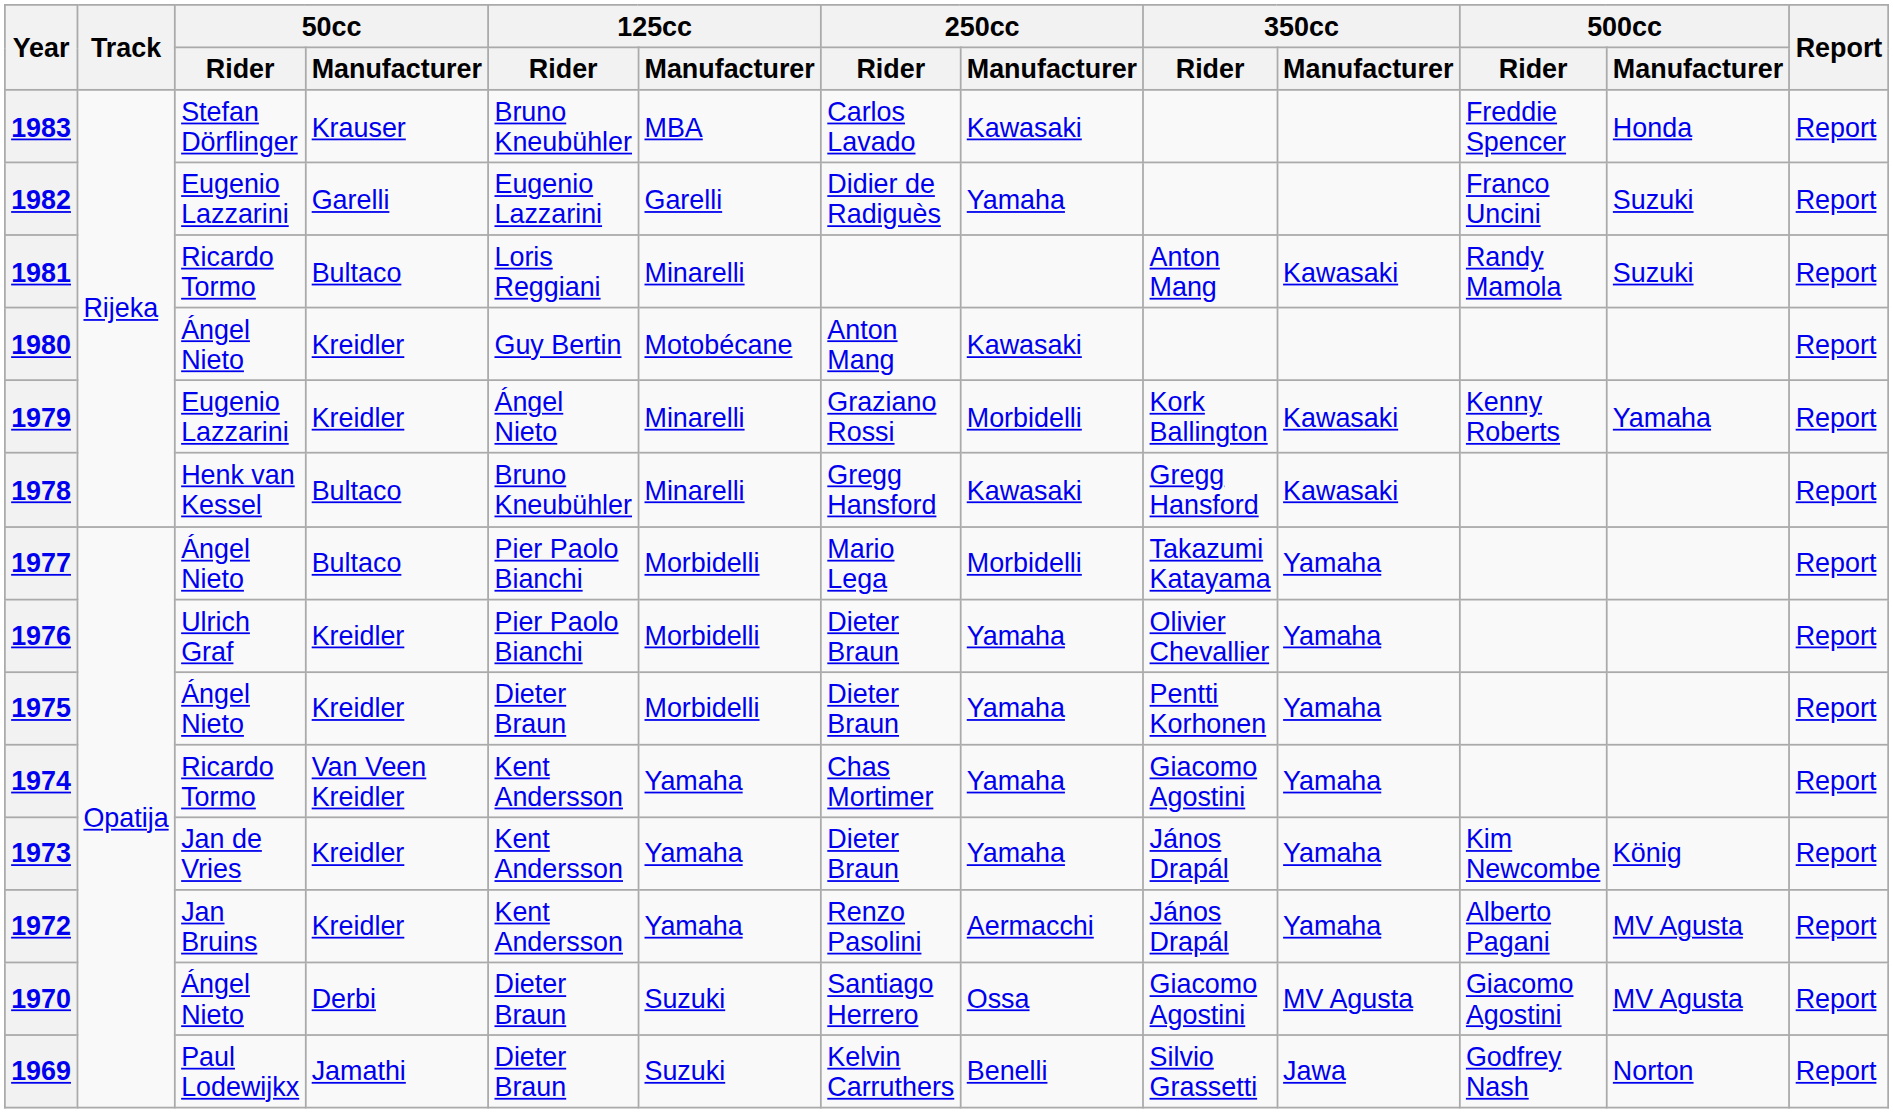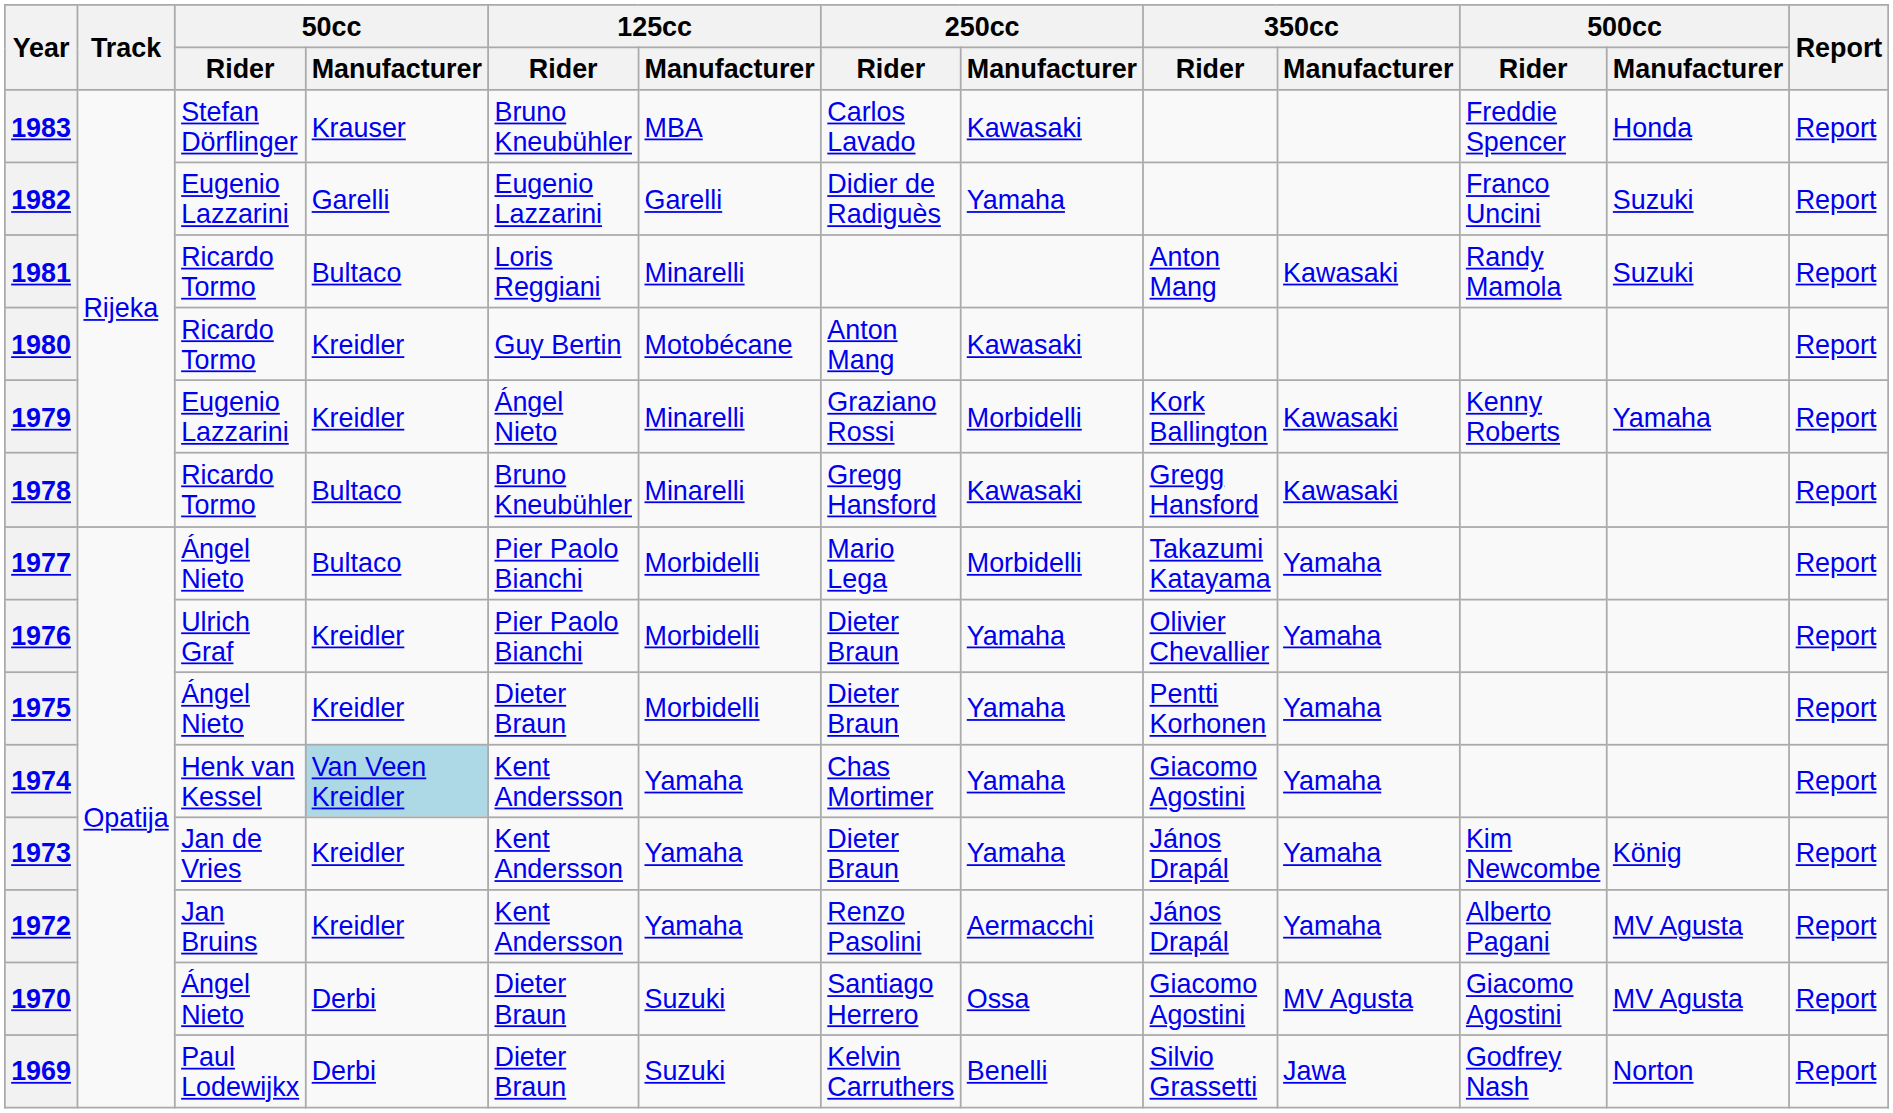(216, 345) Ángel Nieto -> (227, 345) Ricardo Tormo
(238, 490) Henk van Kessel -> (227, 490) Ricardo Tormo
(227, 781) Ricardo Tormo -> (238, 781) Henk van Kessel
(369, 781) no background -> (369, 781) lightblue background
(359, 1071) Jamathi -> (344, 1071) Derbi
